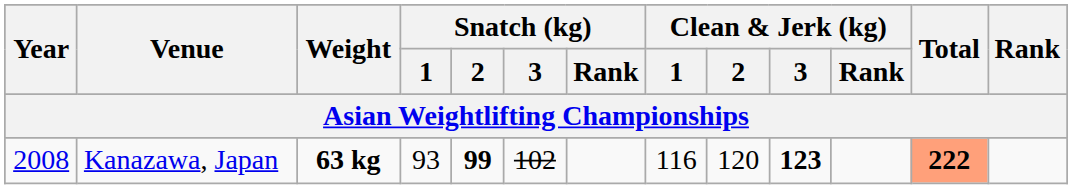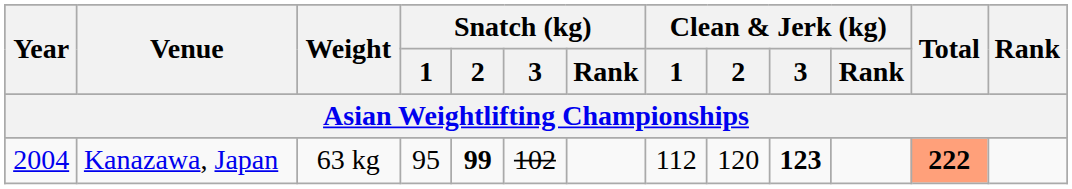(41, 159) 2008 -> (41, 159) 2004
(348, 159) bold -> (348, 159) normal
(426, 159) 93 -> (426, 159) 95
(676, 159) 116 -> (676, 159) 112
